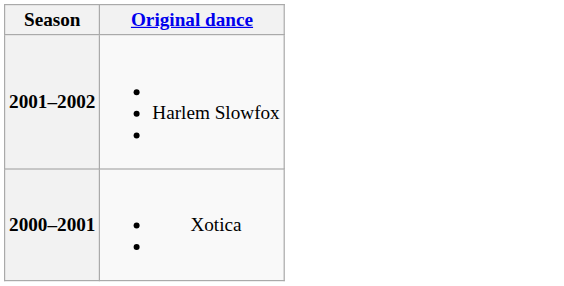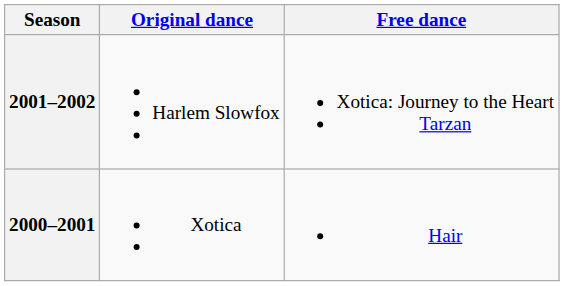+ column: (421, 19)
